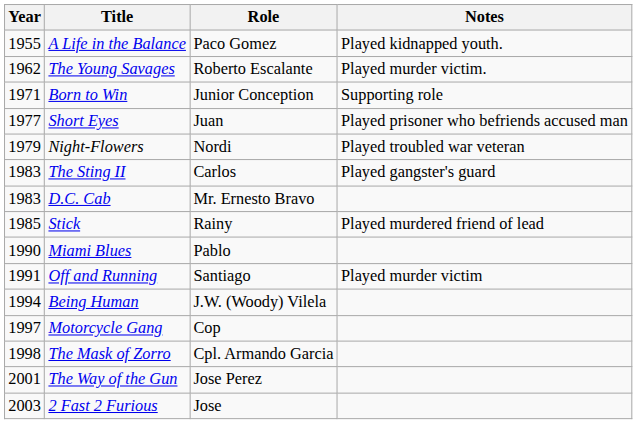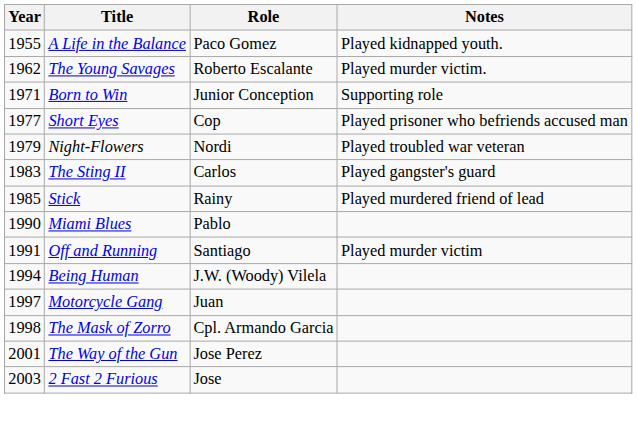(208, 120) Juan -> (207, 120) Cop
- row: (79, 198)
(207, 328) Cop -> (208, 302) Juan
